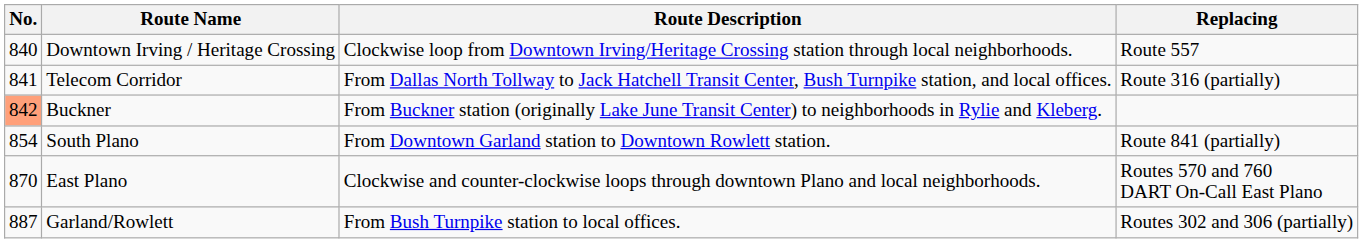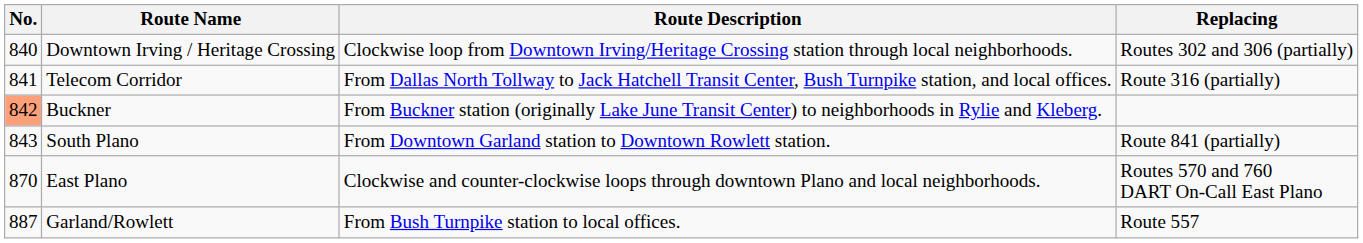(1160, 49) Route 557 -> (1237, 49) Routes 302 and 306 (partially)
(23, 140) 854 -> (23, 140) 843
(1237, 222) Routes 302 and 306 (partially) -> (1160, 222) Route 557
